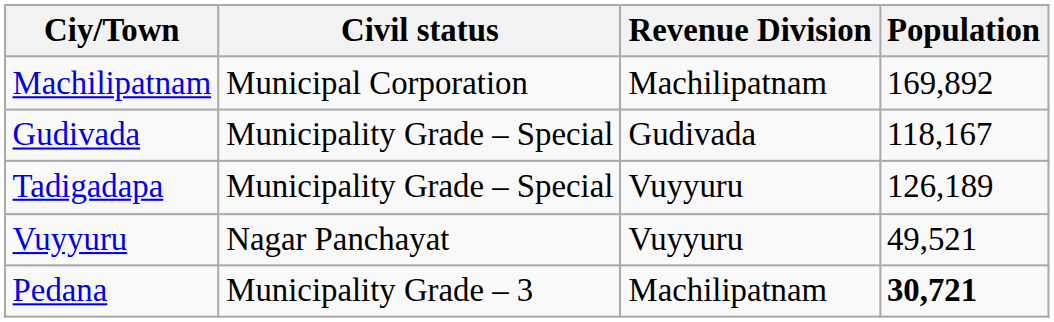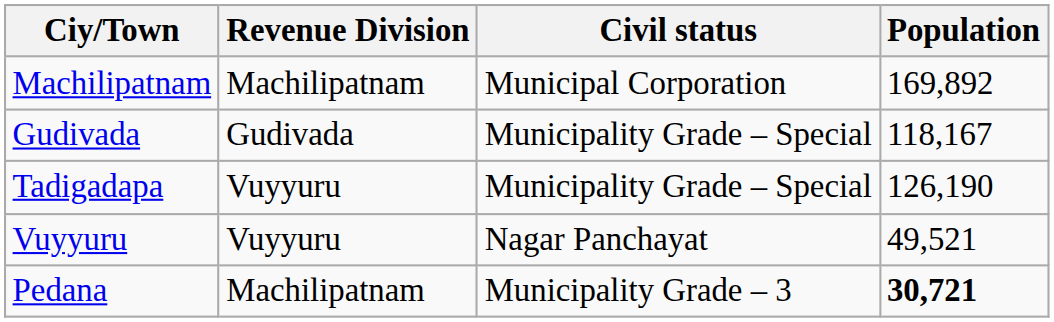columns swapped: (420, 30) <-> (750, 30)
(940, 186) 126,189 -> (940, 186) 126,190
